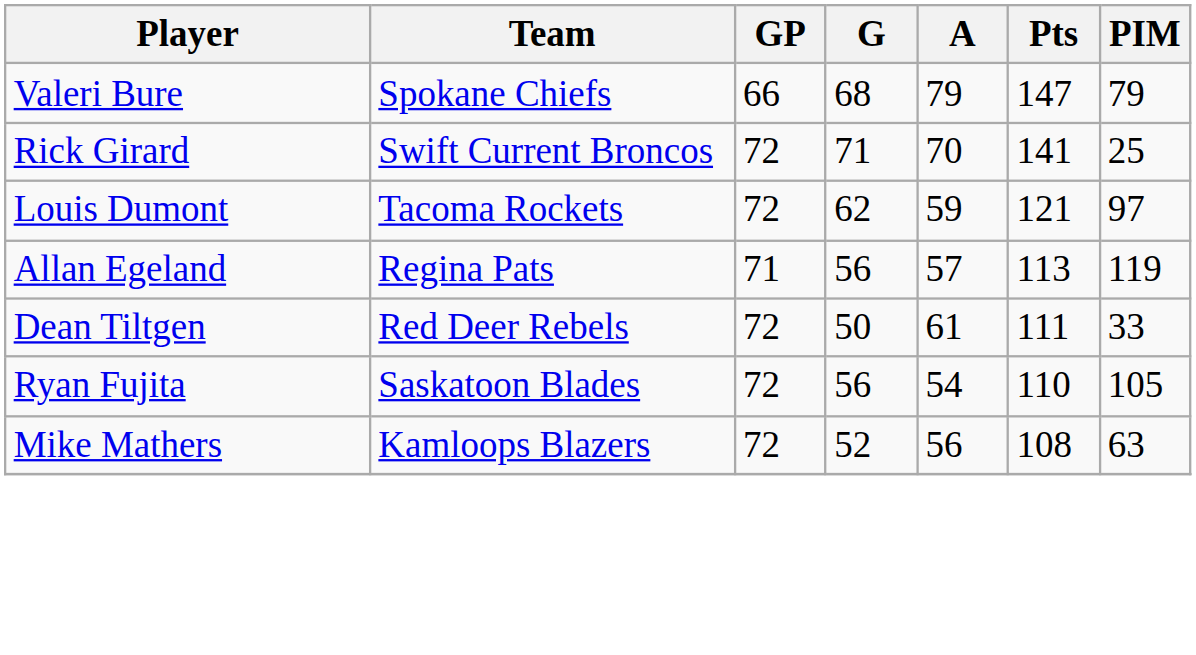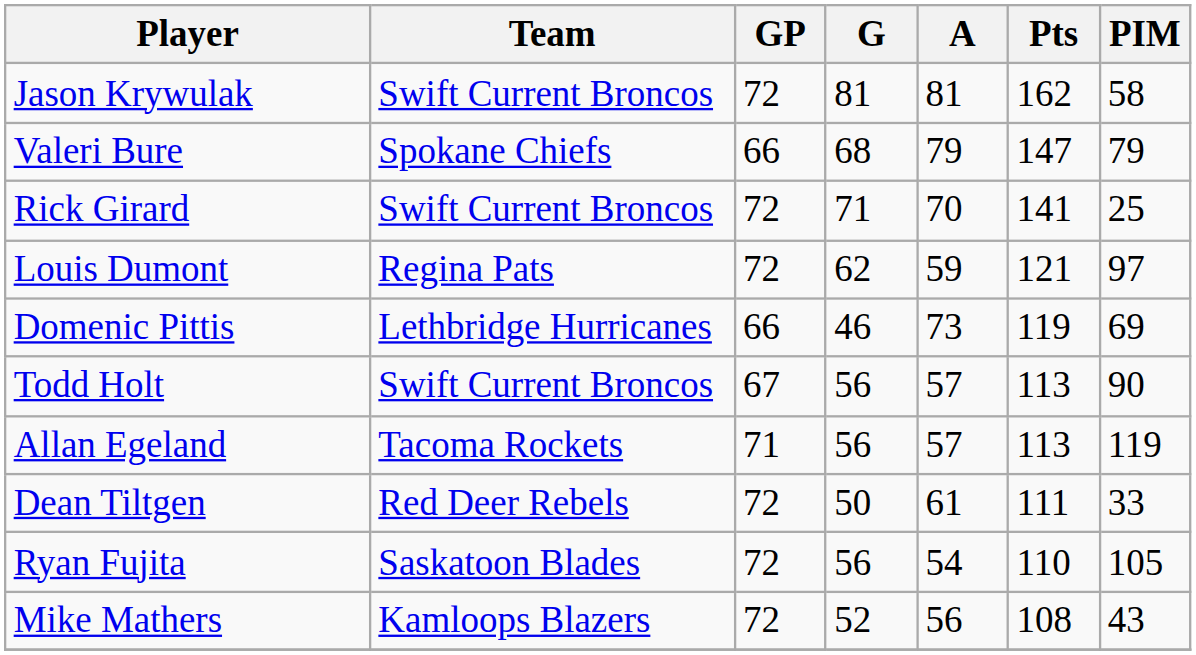+ row: (133, 92)
(501, 209) Tacoma Rockets -> (466, 268) Regina Pats
+ row: (124, 326)
+ row: (89, 385)
(466, 268) Regina Pats -> (501, 444) Tacoma Rockets
(1126, 444) 63 -> (1126, 619) 43
